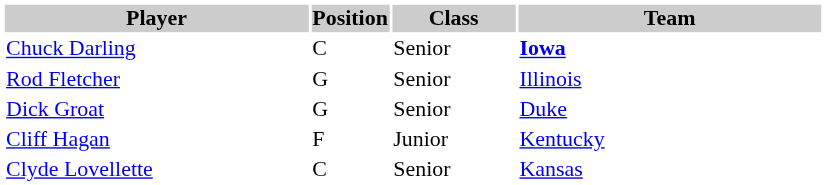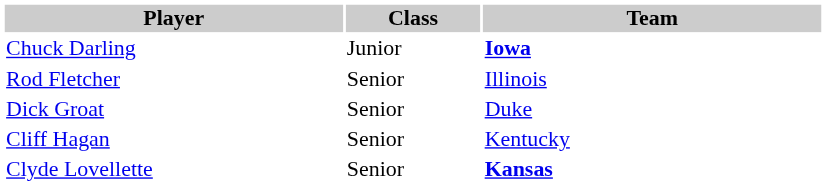- column: (350, 18)
(422, 48) Senior -> (374, 48) Junior
(421, 138) Junior -> (375, 138) Senior
(551, 168) normal -> (519, 168) bold
